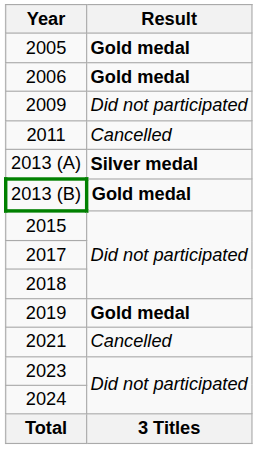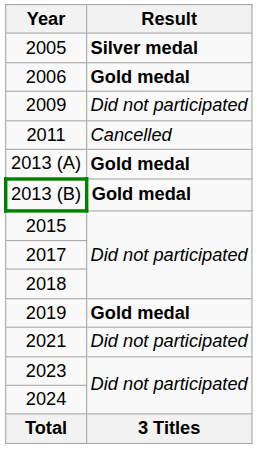(140, 47) Gold medal -> (144, 47) Silver medal
(144, 164) Silver medal -> (140, 164) Gold medal
(131, 341) Cancelled -> (169, 341) Did not participated
